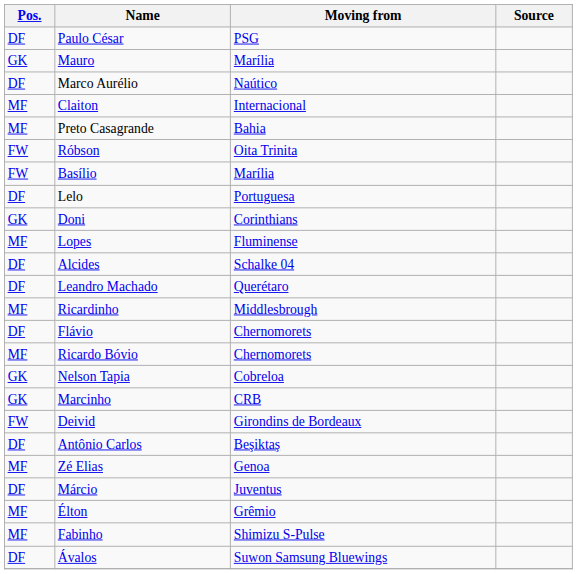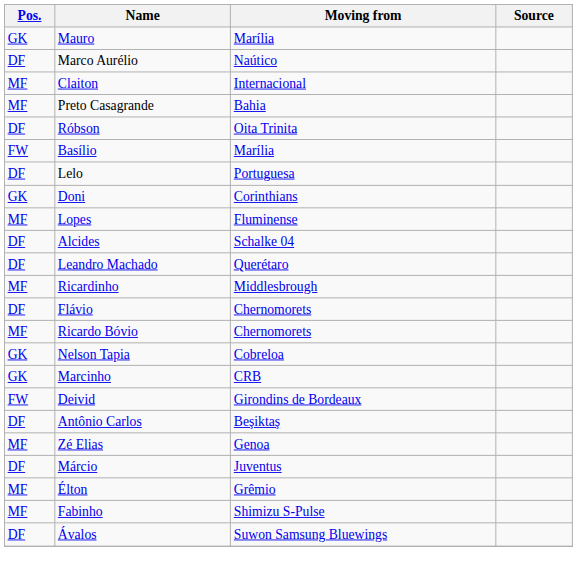- row: (91, 38)
(18, 151) FW -> (16, 128) DF
